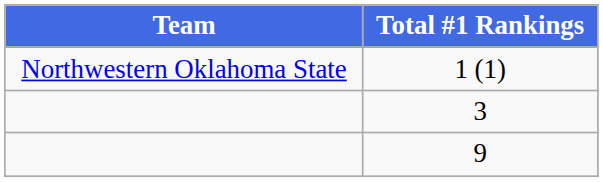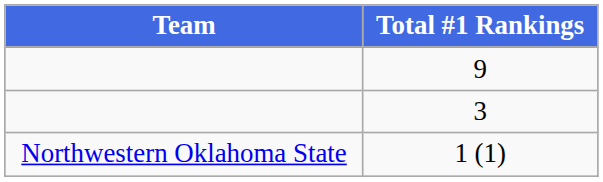rows swapped: (480, 153) <-> (480, 68)
